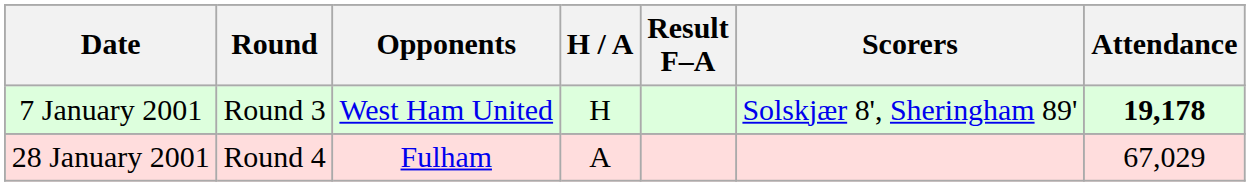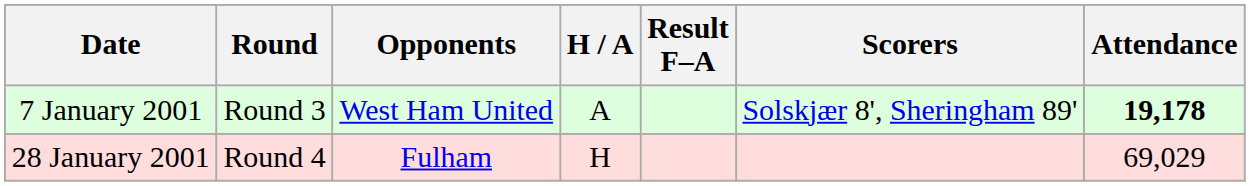(600, 109) H -> (600, 109) A
(600, 156) A -> (600, 156) H
(1164, 156) 67,029 -> (1164, 156) 69,029
